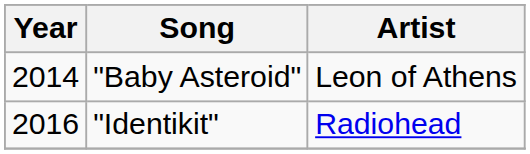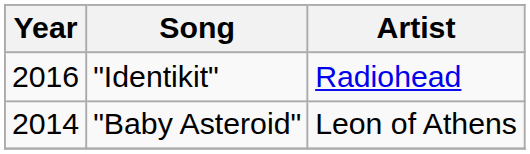rows swapped: (197, 76) <-> (156, 124)
